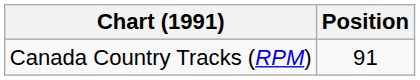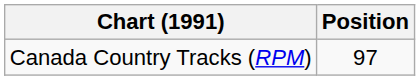(365, 57) 91 -> (365, 57) 97
